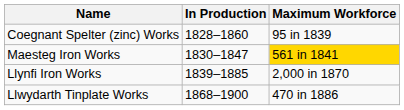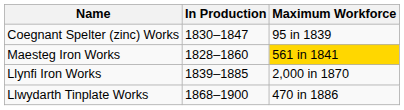(217, 34) 1828–1860 -> (217, 34) 1830–1847
(217, 54) 1830–1847 -> (217, 54) 1828–1860
